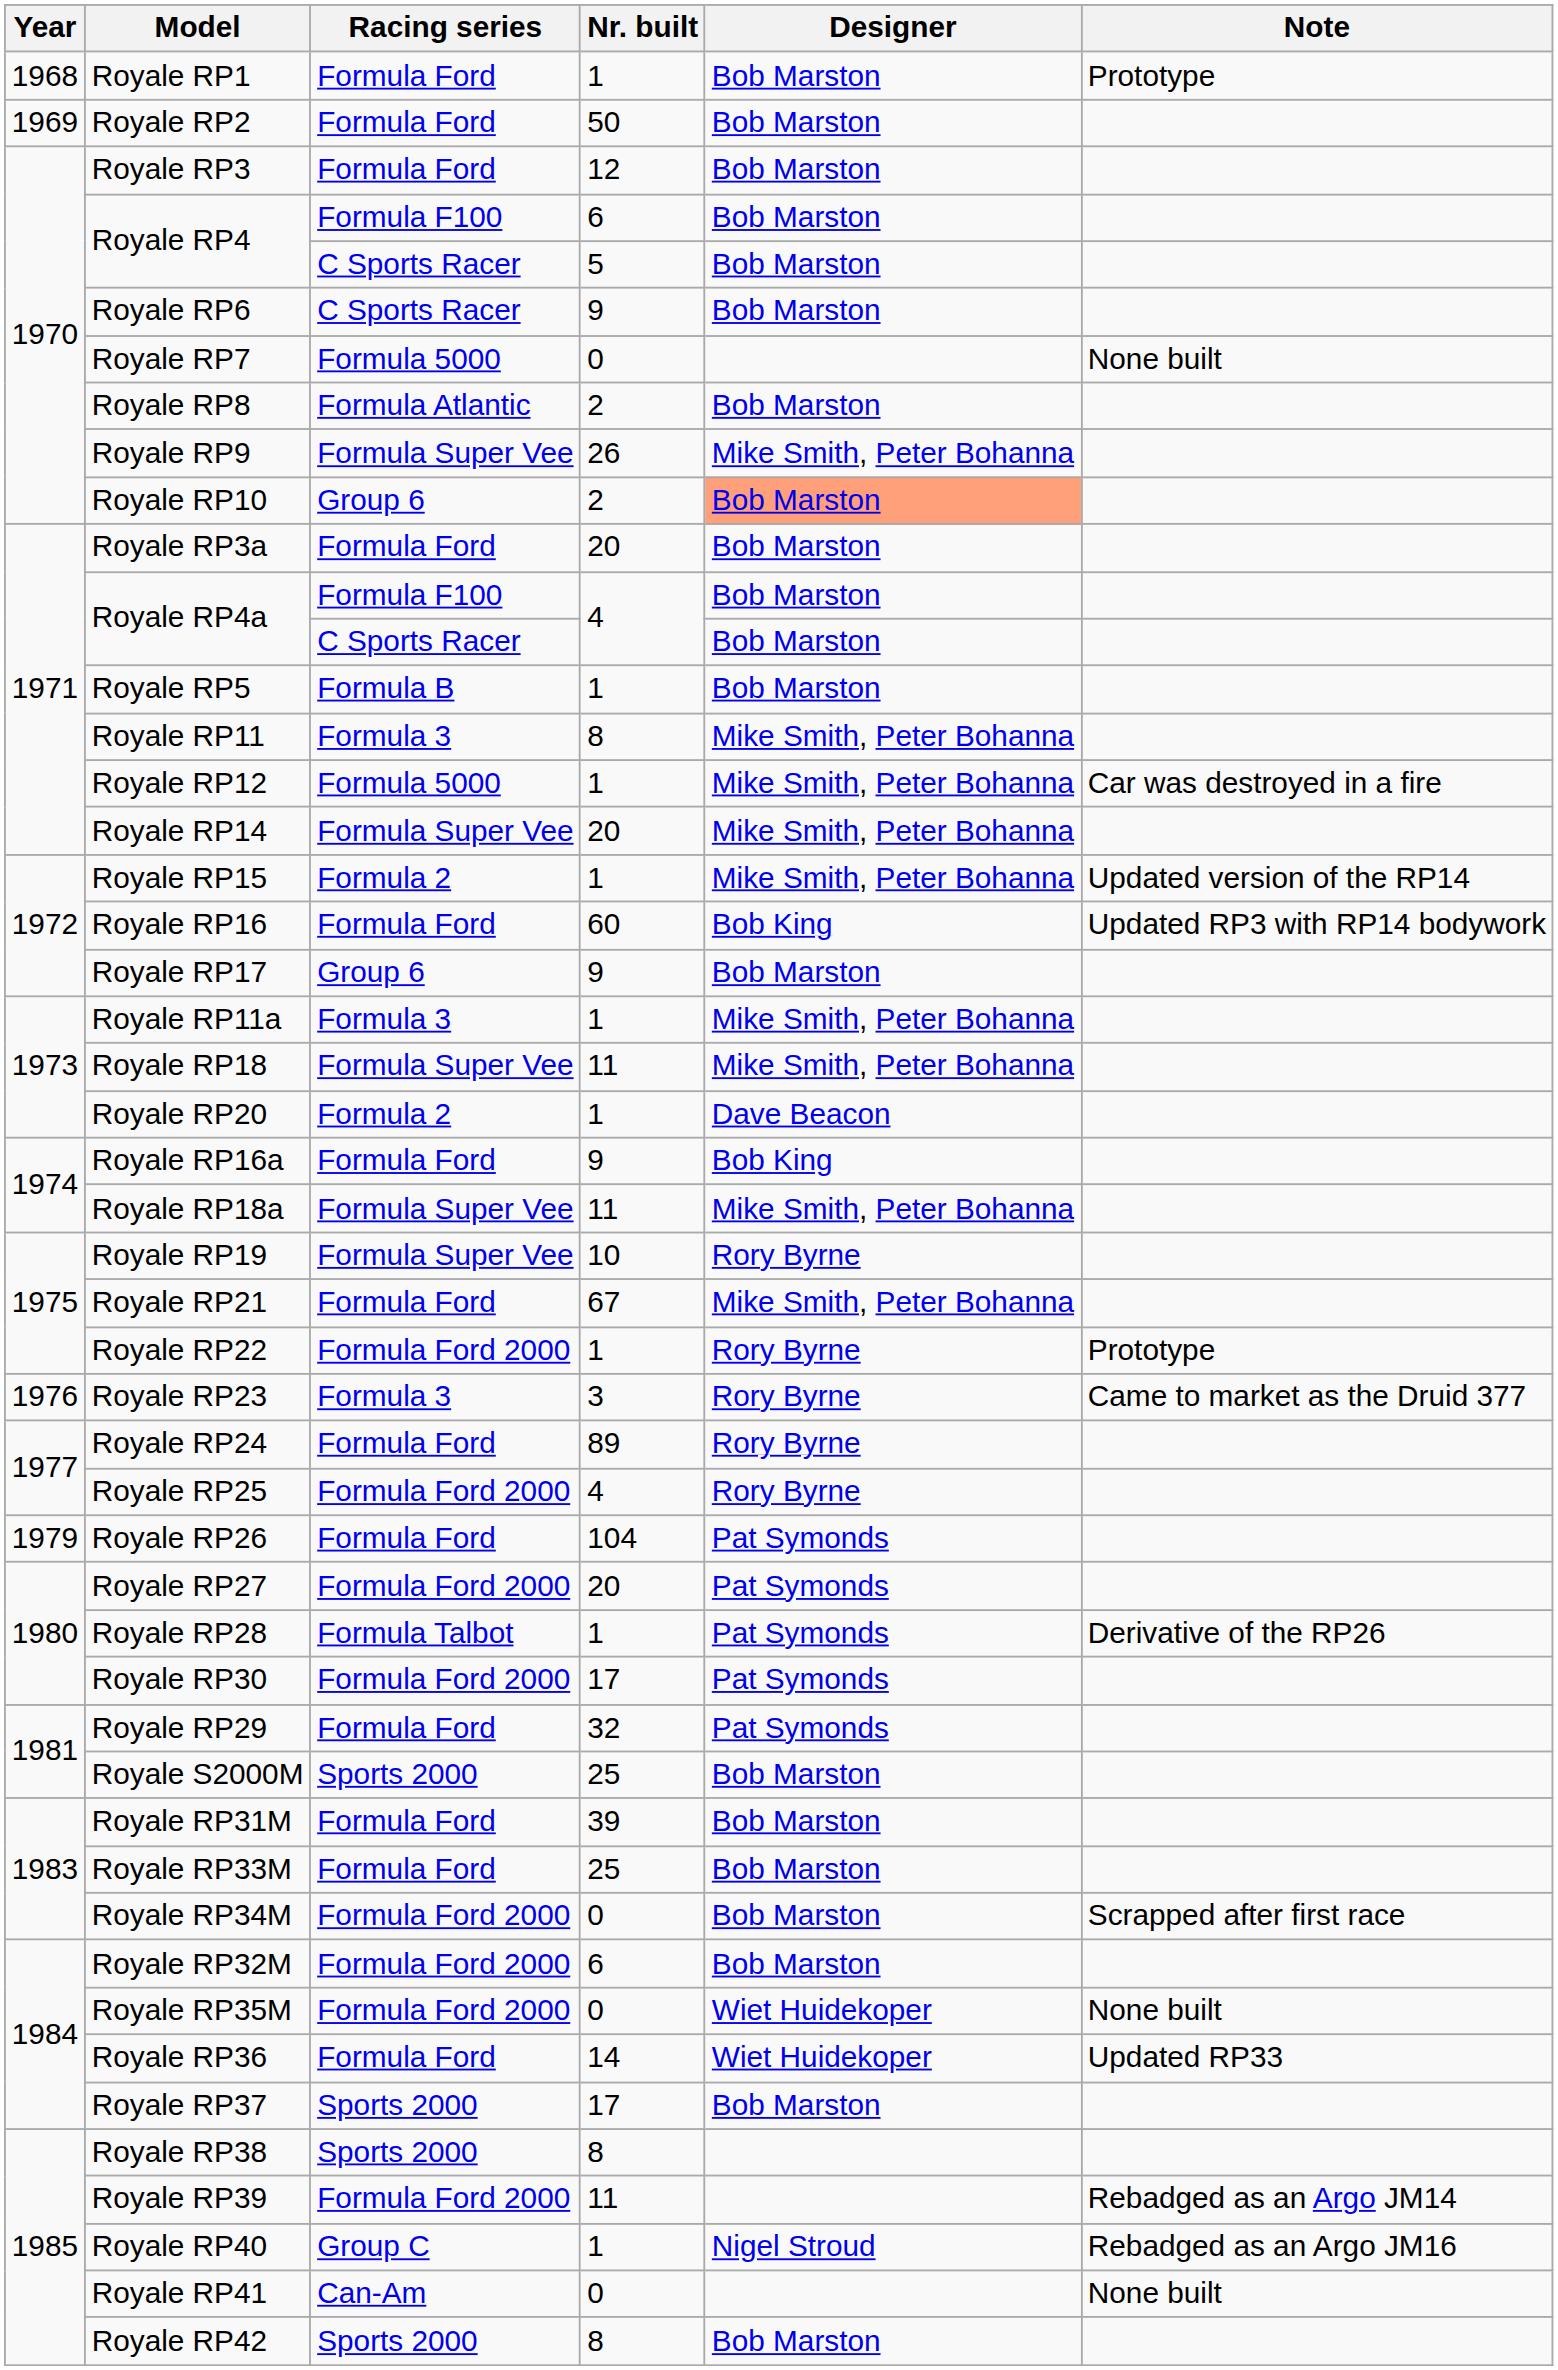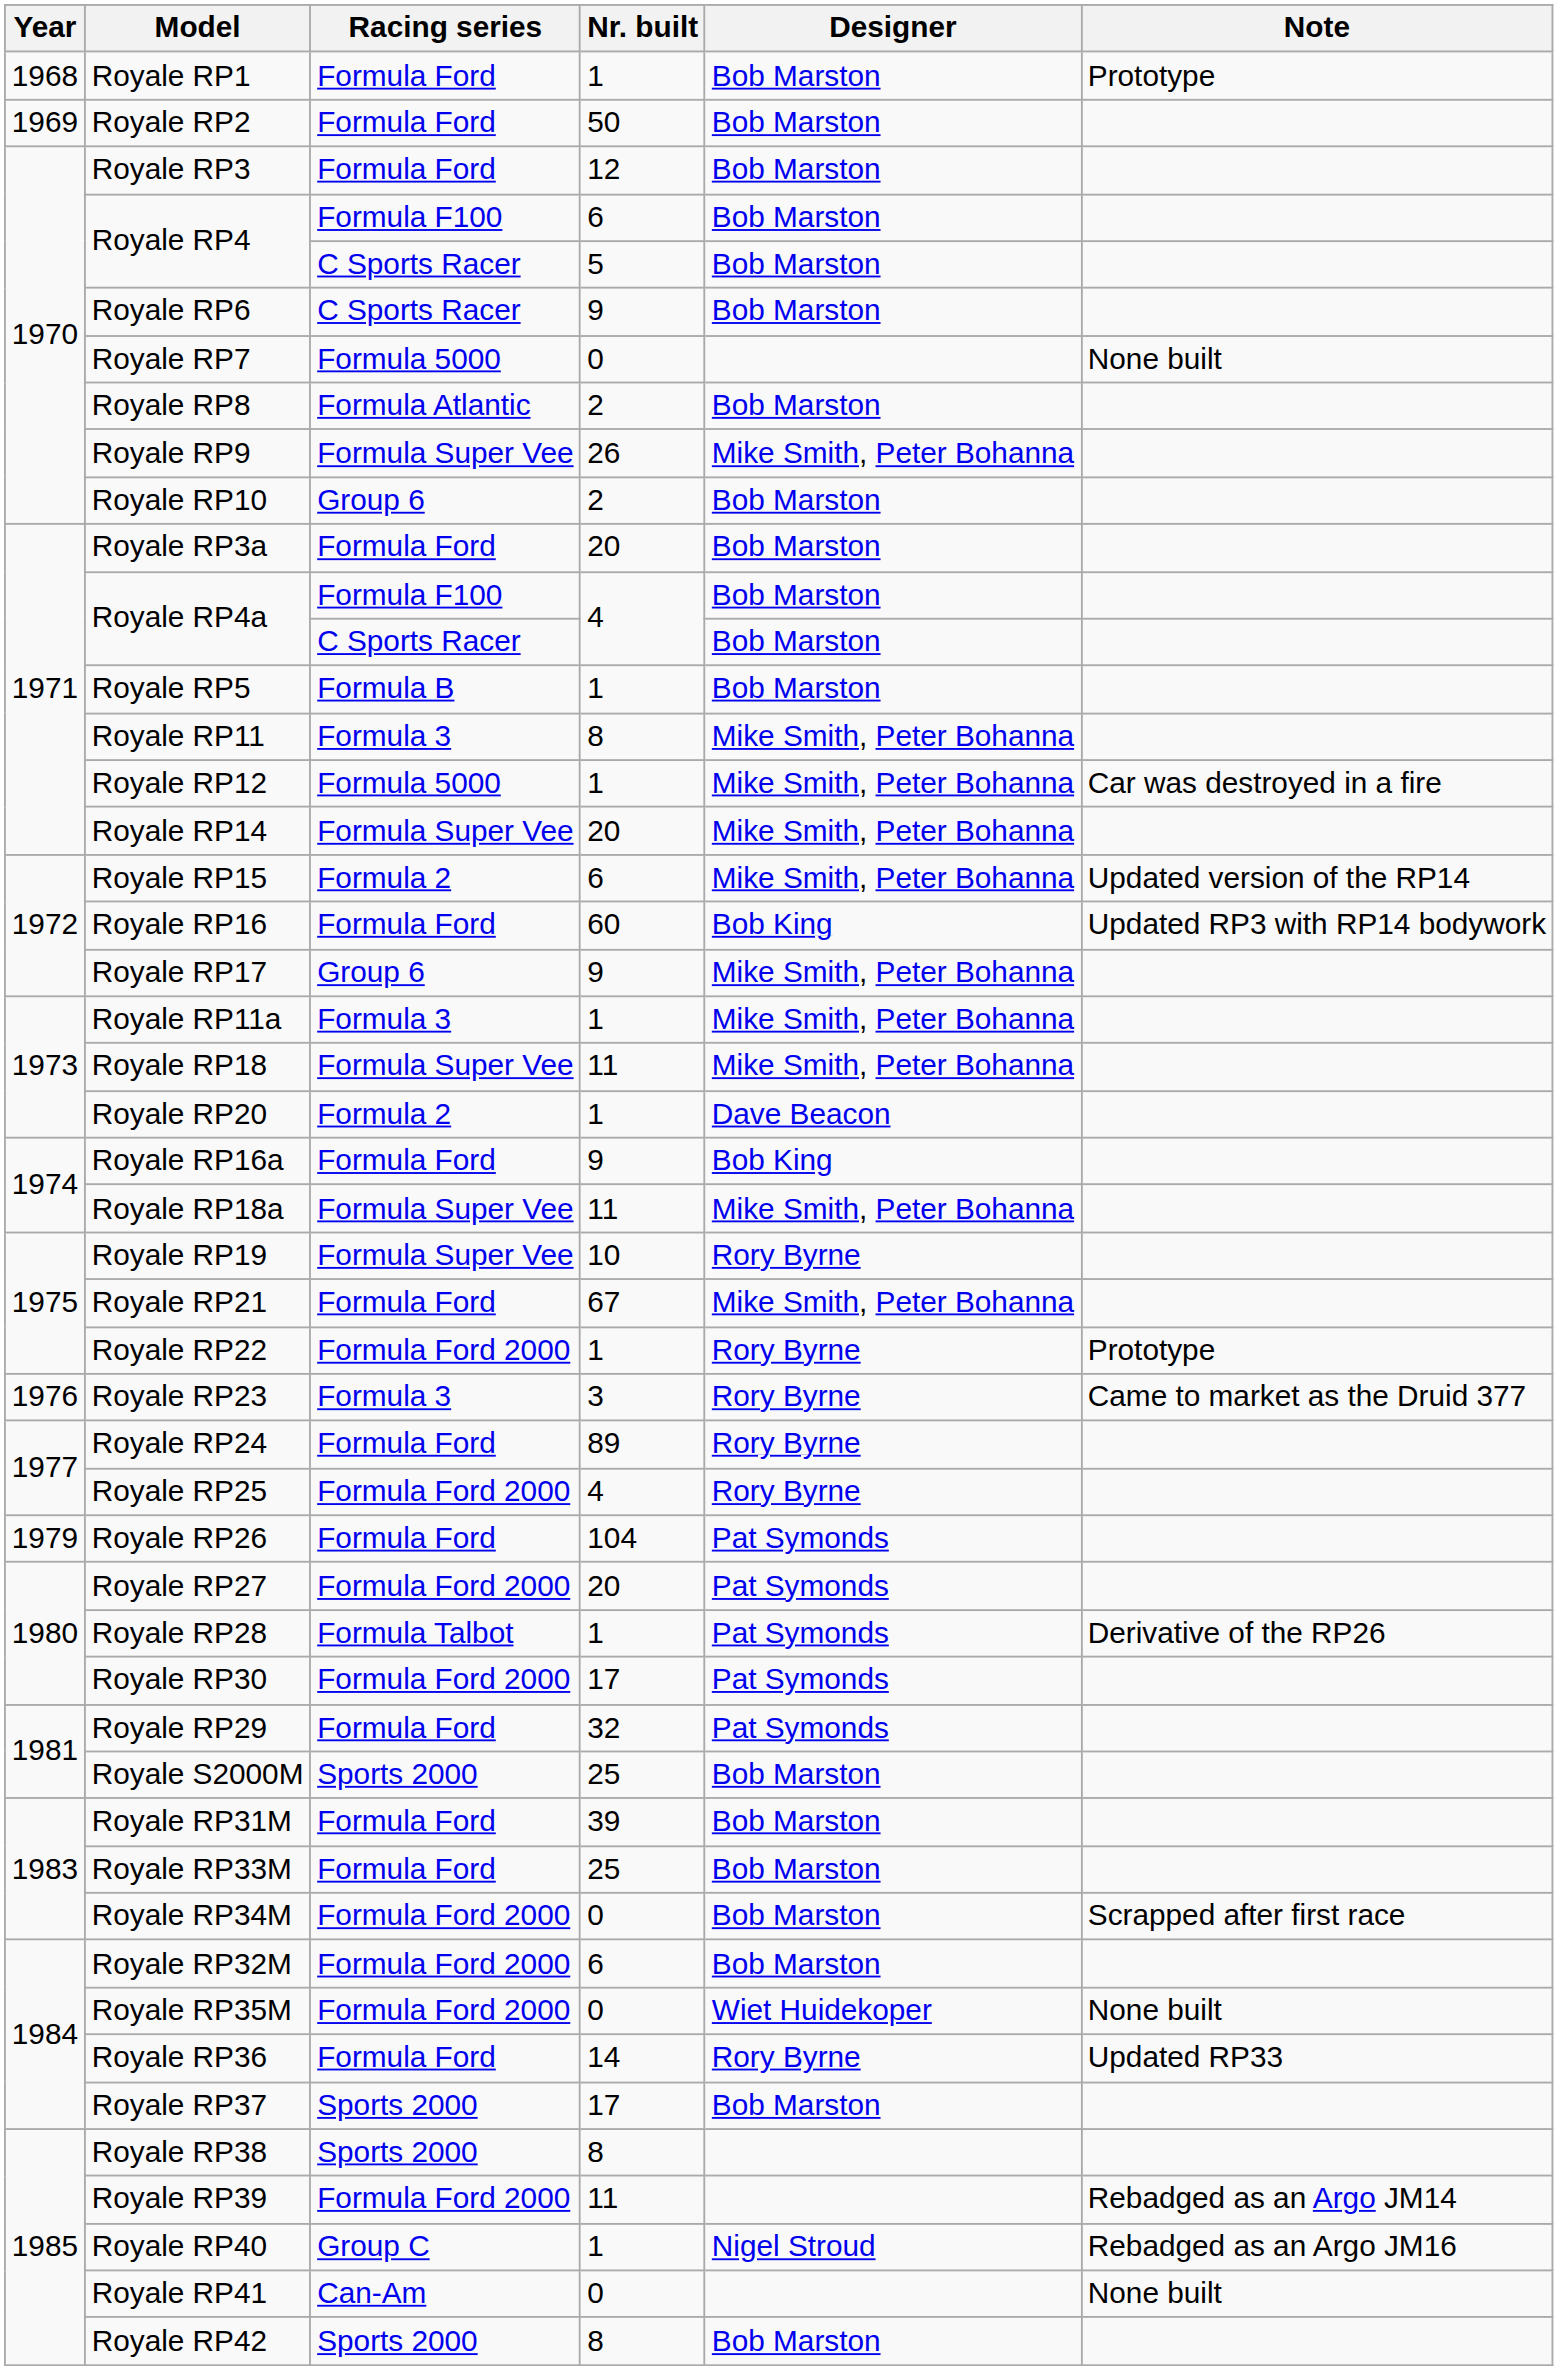(796, 500) lightsalmon background -> (796, 500) no background
(596, 877) 1 -> (596, 877) 6
(796, 972) Bob Marston -> (893, 972) Mike Smith, Peter Bohanna
(822, 2057) Wiet Huidekoper -> (786, 2057) Rory Byrne
